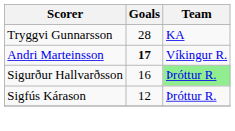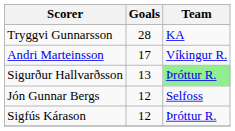(144, 55) bold -> (144, 55) normal
(144, 75) 16 -> (144, 75) 13
+ row: (53, 95)
